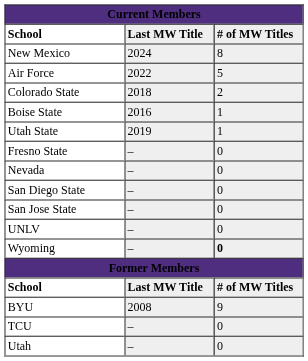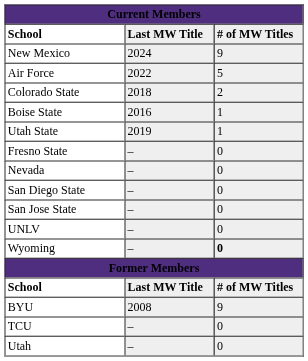(220, 53) 8 -> (220, 53) 9
